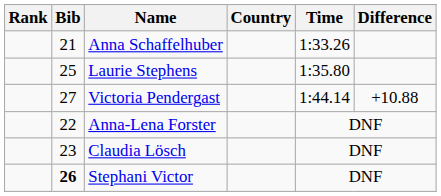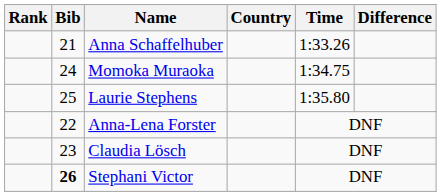+ row: (151, 71)
- row: (154, 97)
